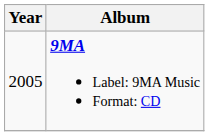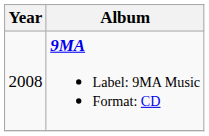(25, 80) 2005 -> (25, 80) 2008
